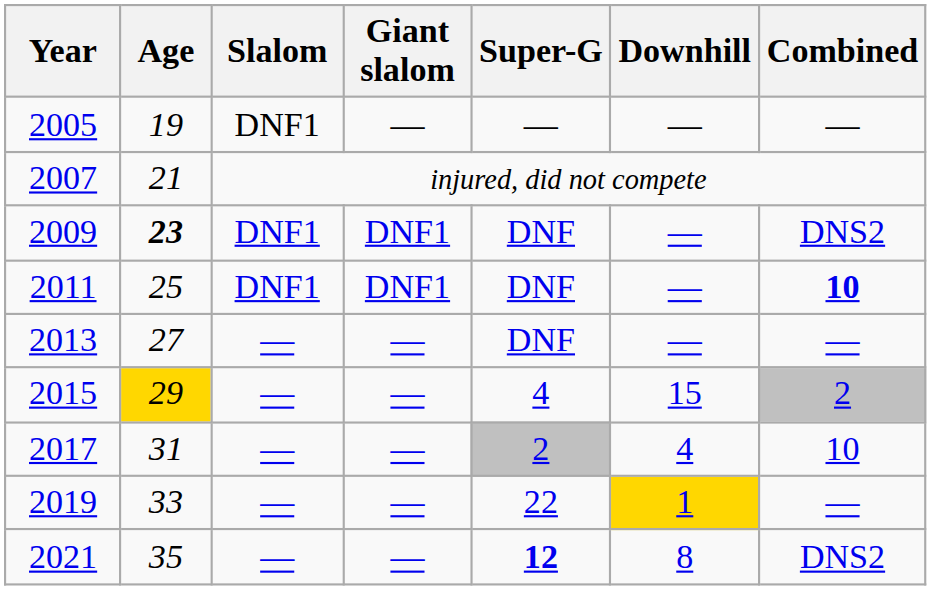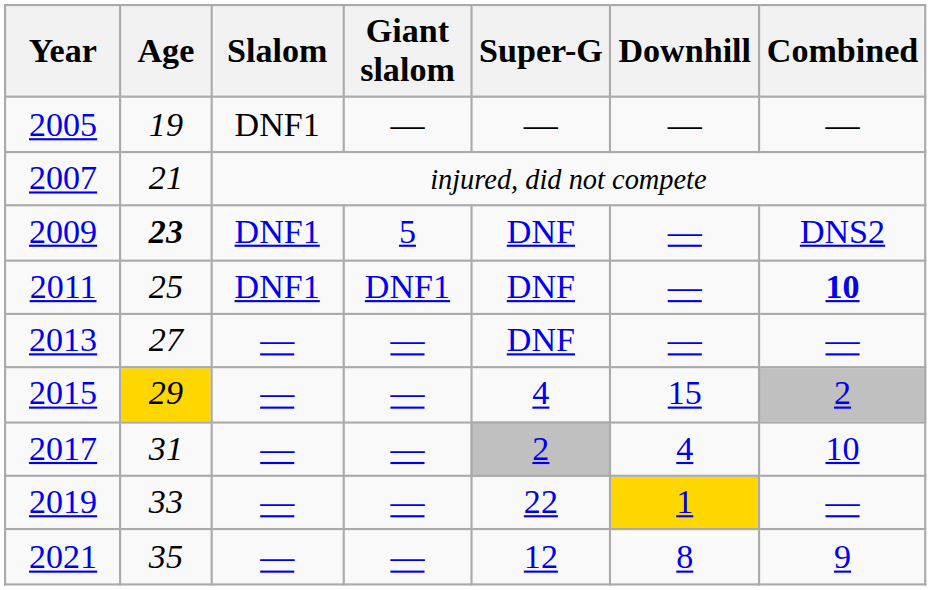(407, 232) DNF1 -> (407, 232) 5
(541, 556) bold -> (541, 556) normal
(843, 556) DNS2 -> (843, 556) 9
